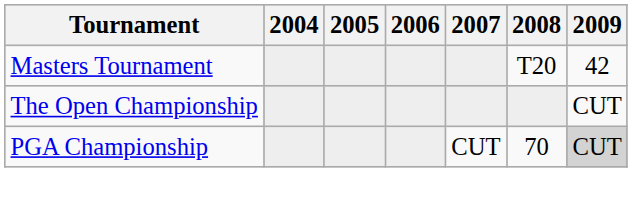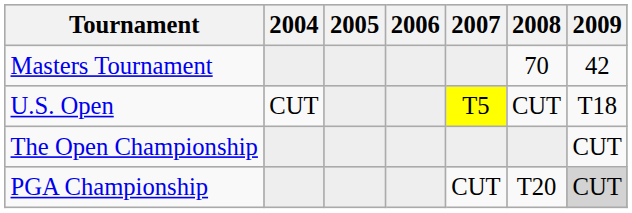(537, 65) T20 -> (537, 65) 70
+ row: (62, 106)
(537, 146) 70 -> (537, 187) T20
